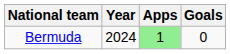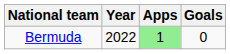(121, 37) 2024 -> (121, 37) 2022
